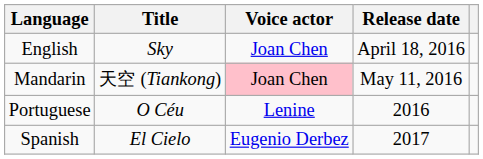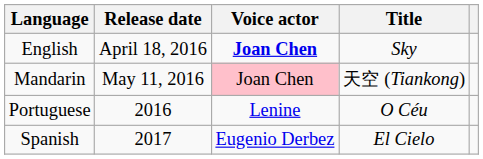columns swapped: (160, 19) <-> (411, 19)
(289, 48) normal -> (275, 48) bold
